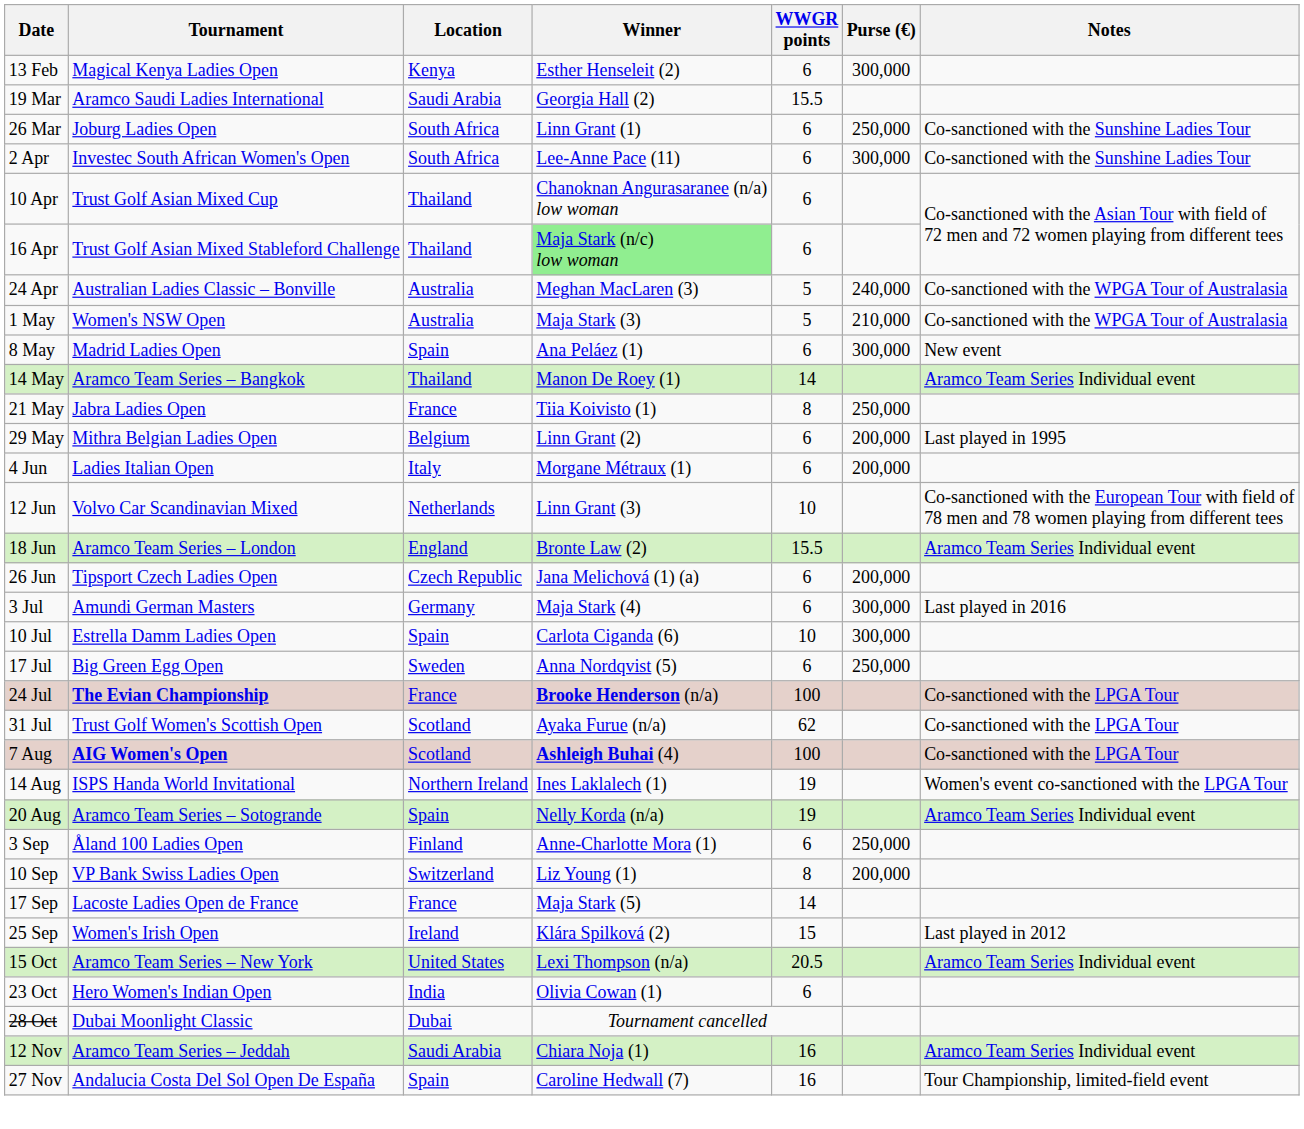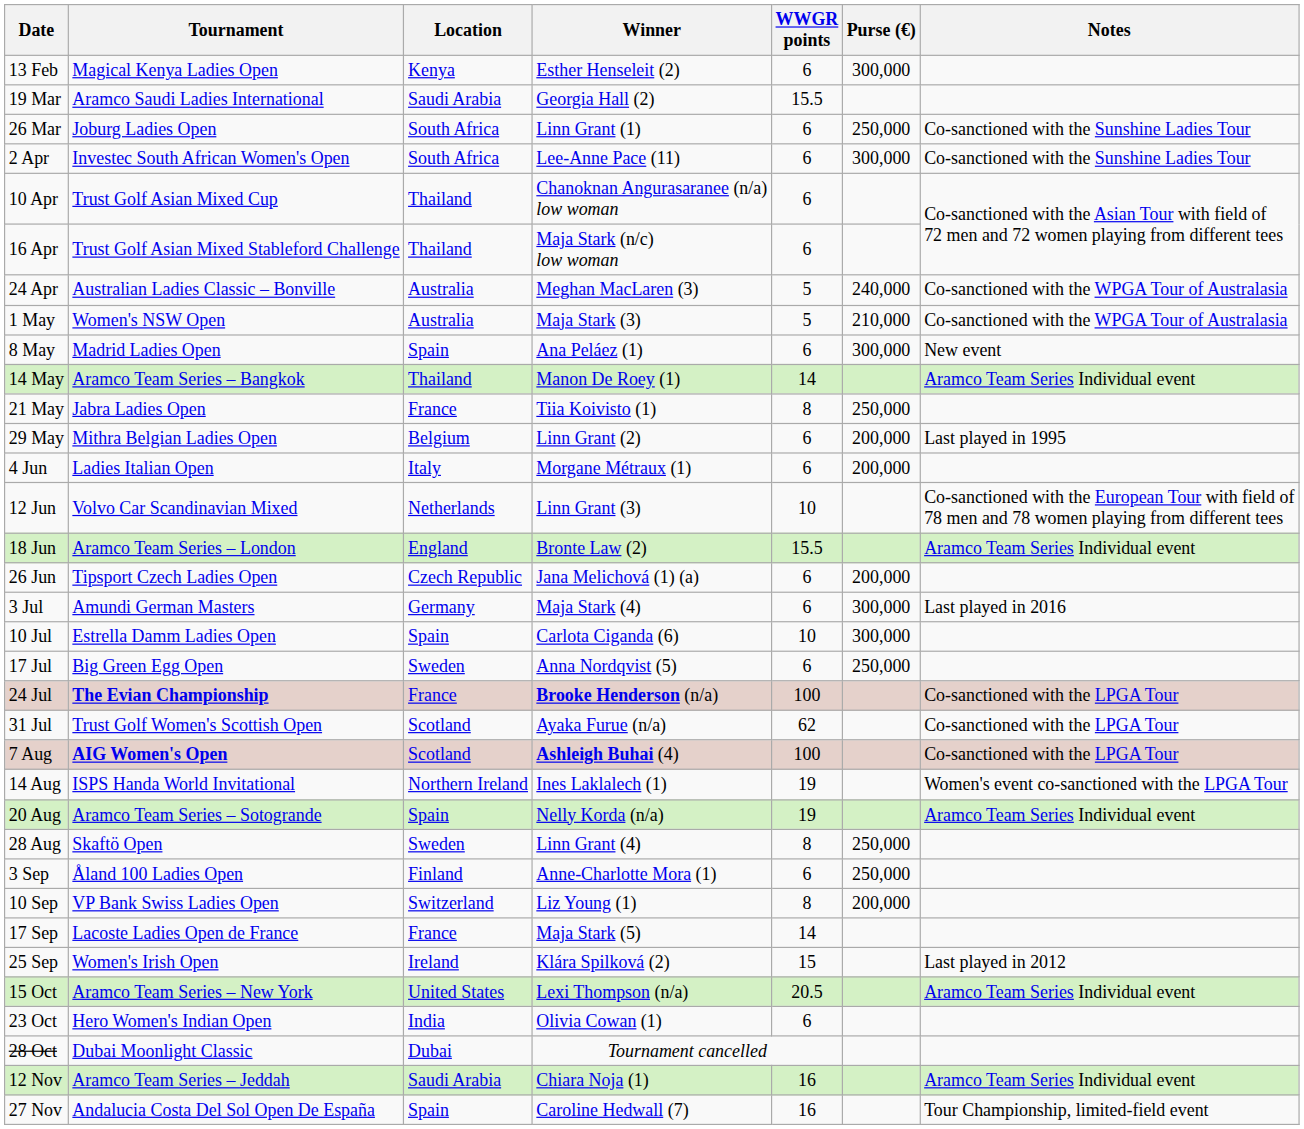(595, 250) lightgreen background -> (595, 250) no background
+ row: (35, 843)
